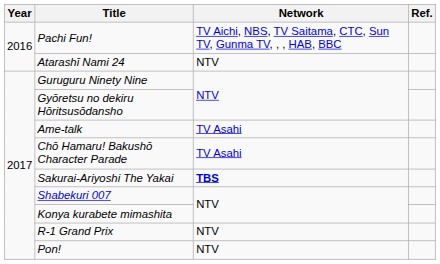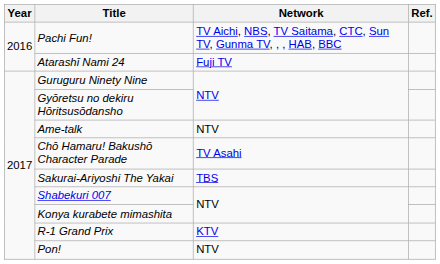(207, 62) NTV -> (214, 62) Fuji TV
(219, 129) TV Asahi -> (207, 129) NTV
(207, 177) bold -> (207, 177) normal
(207, 232) NTV -> (207, 232) KTV
